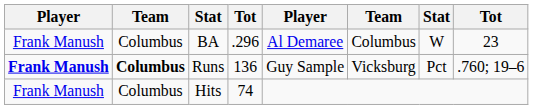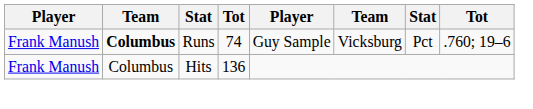- row: (208, 41)
(58, 66) bold -> (54, 41) normal
(245, 66) 136 -> (234, 41) 74
(245, 91) 74 -> (234, 66) 136
